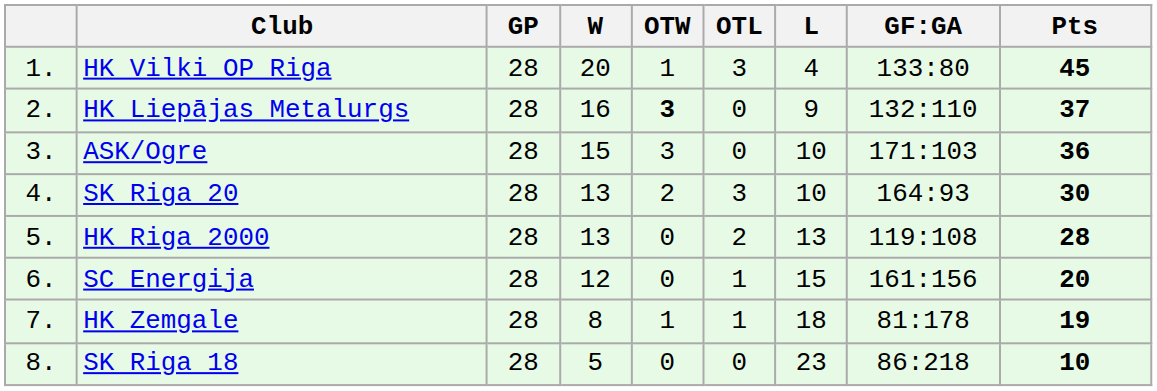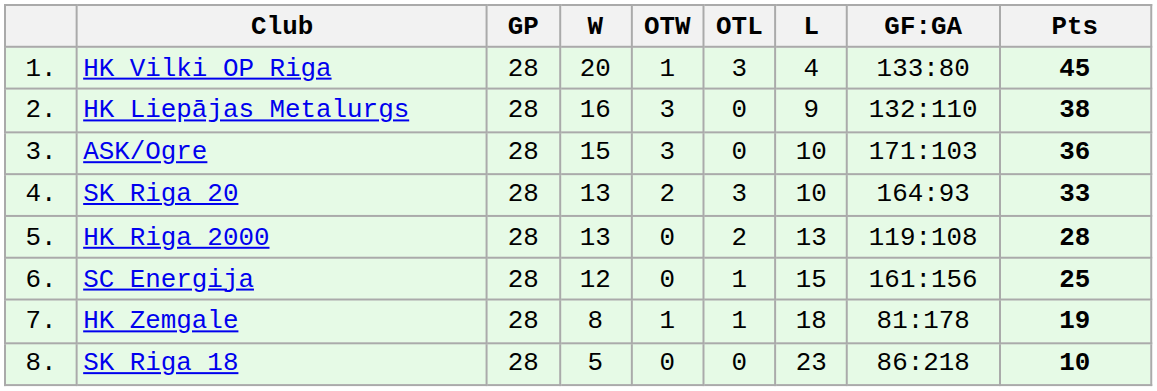(667, 110) bold -> (667, 110) normal
(1075, 110) 37 -> (1075, 110) 38
(1075, 195) 30 -> (1075, 195) 33
(1075, 279) 20 -> (1075, 279) 25
